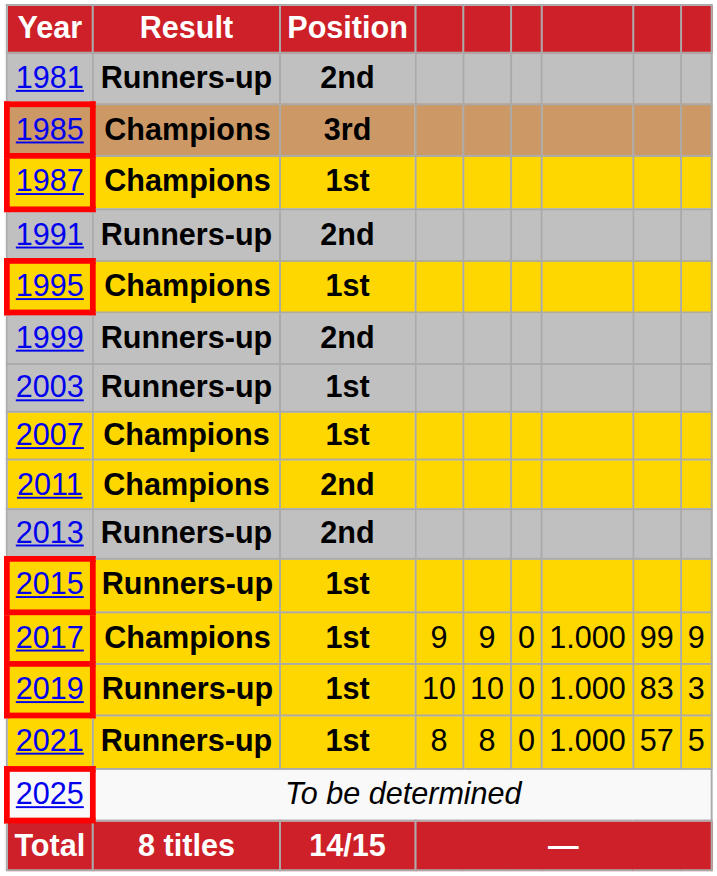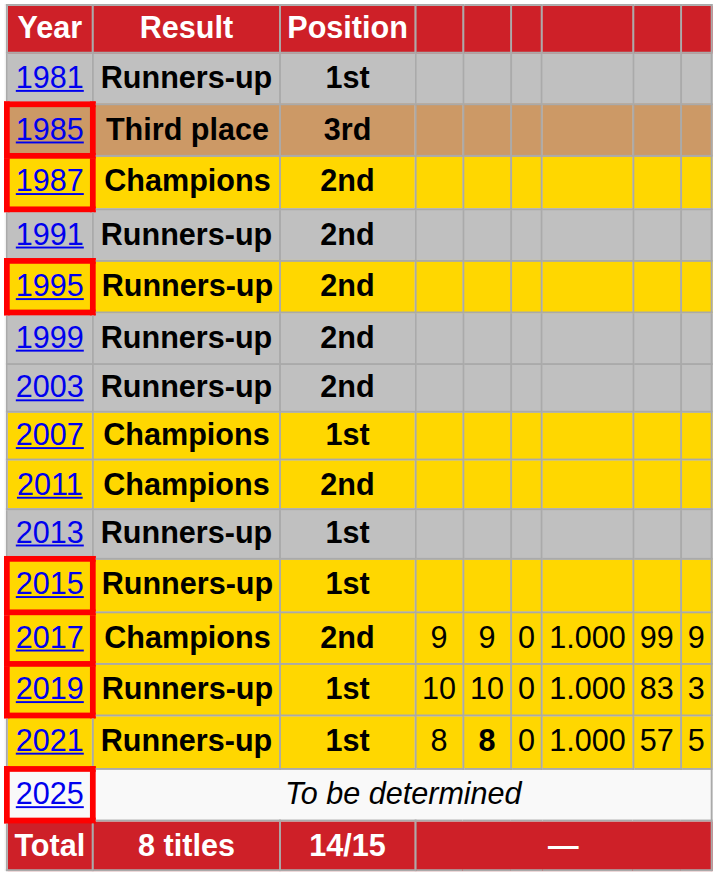(348, 78) 2nd -> (348, 78) 1st
(187, 129) Champions -> (187, 129) Third place
(348, 181) 1st -> (348, 181) 2nd
(187, 286) Champions -> (187, 286) Runners-up
(348, 286) 1st -> (348, 286) 2nd
(348, 387) 1st -> (348, 387) 2nd
(348, 533) 2nd -> (348, 533) 1st
(348, 637) 1st -> (348, 637) 2nd
(487, 741) normal -> (487, 741) bold
